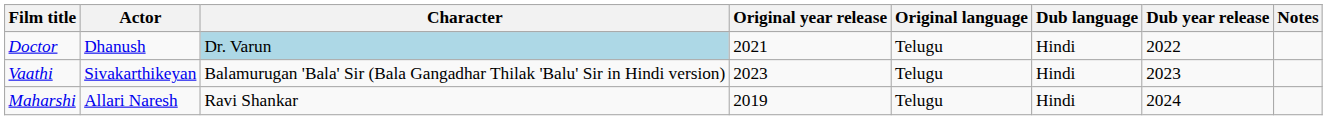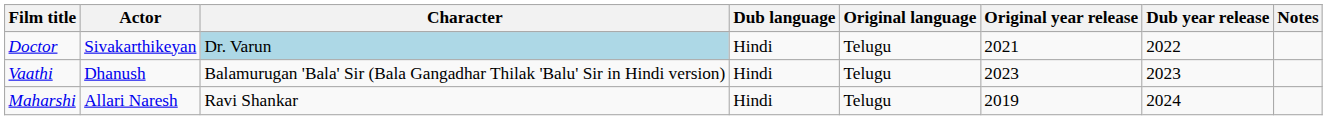columns swapped: (1087, 18) <-> (810, 18)
(115, 45) Dhanush -> (140, 45) Sivakarthikeyan
(140, 73) Sivakarthikeyan -> (115, 73) Dhanush
